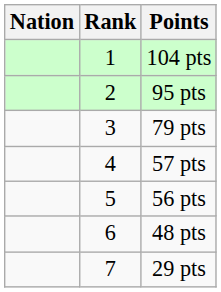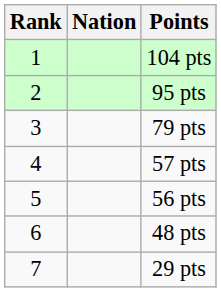columns swapped: (110, 22) <-> (42, 22)
